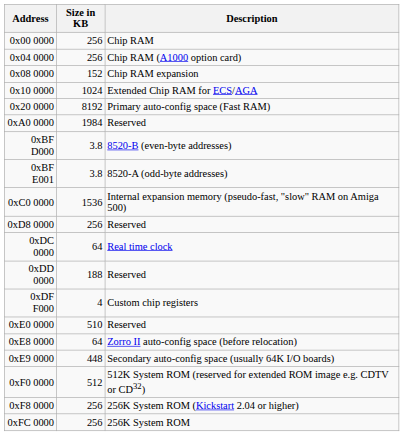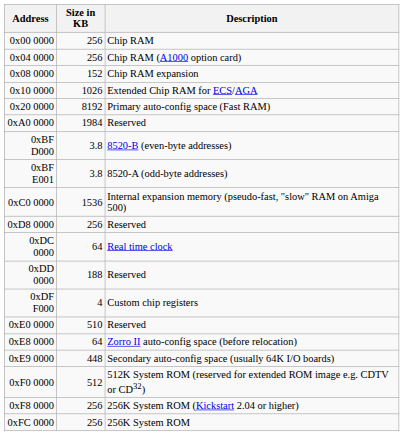(92, 90) 1024 -> (92, 90) 1026
